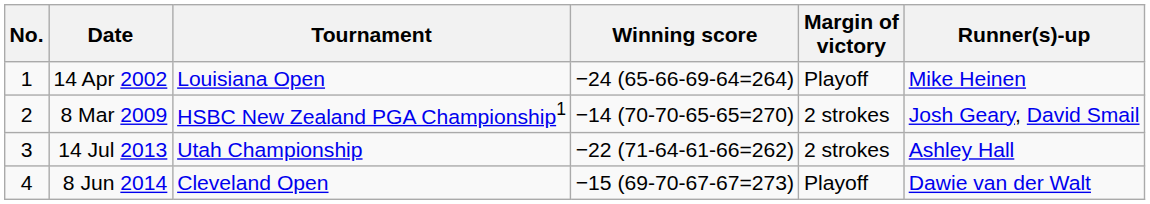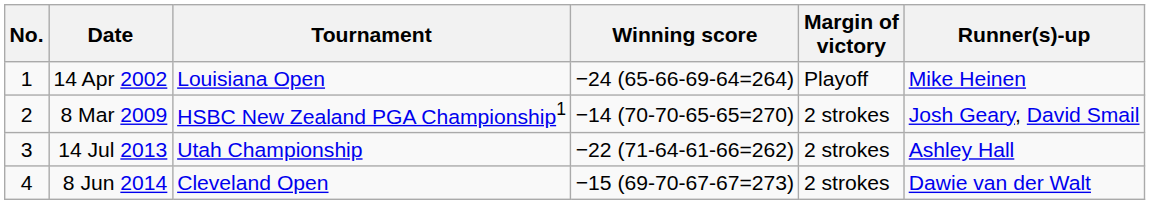(836, 183) Playoff -> (847, 183) 2 strokes
